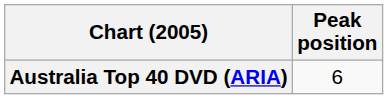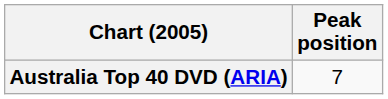(337, 76) 6 -> (337, 76) 7
